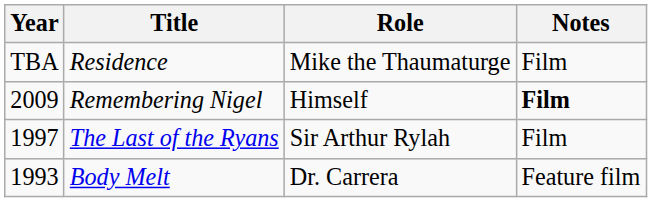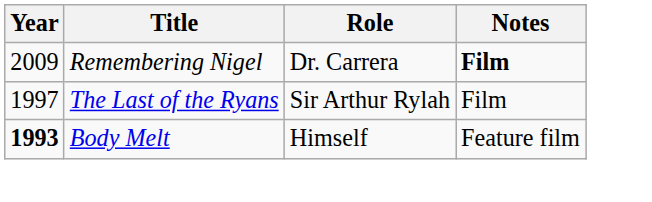- row: (119, 61)
(329, 100) Himself -> (344, 61) Dr. Carrera
(34, 176) normal -> (34, 138) bold
(344, 176) Dr. Carrera -> (329, 138) Himself
